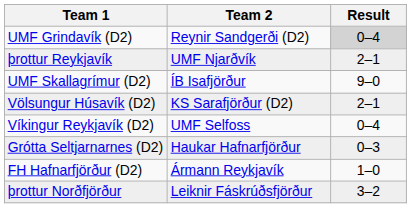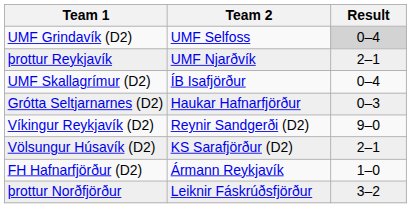(240, 37) Reynir Sandgerði (D2) -> (210, 37) UMF Selfoss
(368, 81) 9–0 -> (368, 81) 0–4
rows swapped: (82, 103) <-> (85, 147)
(210, 125) UMF Selfoss -> (240, 125) Reynir Sandgerði (D2)
(368, 125) 0–4 -> (368, 125) 9–0
